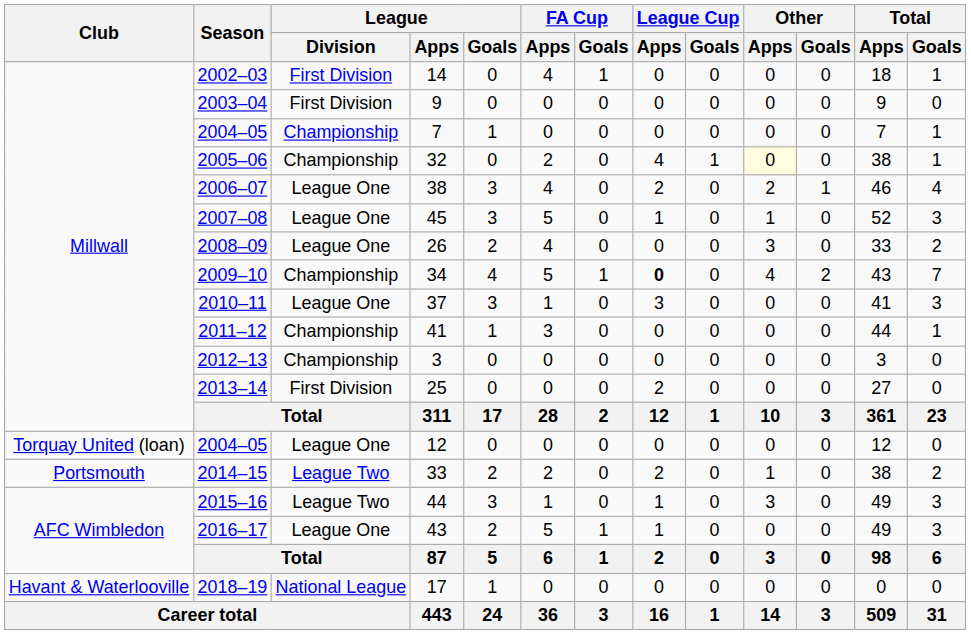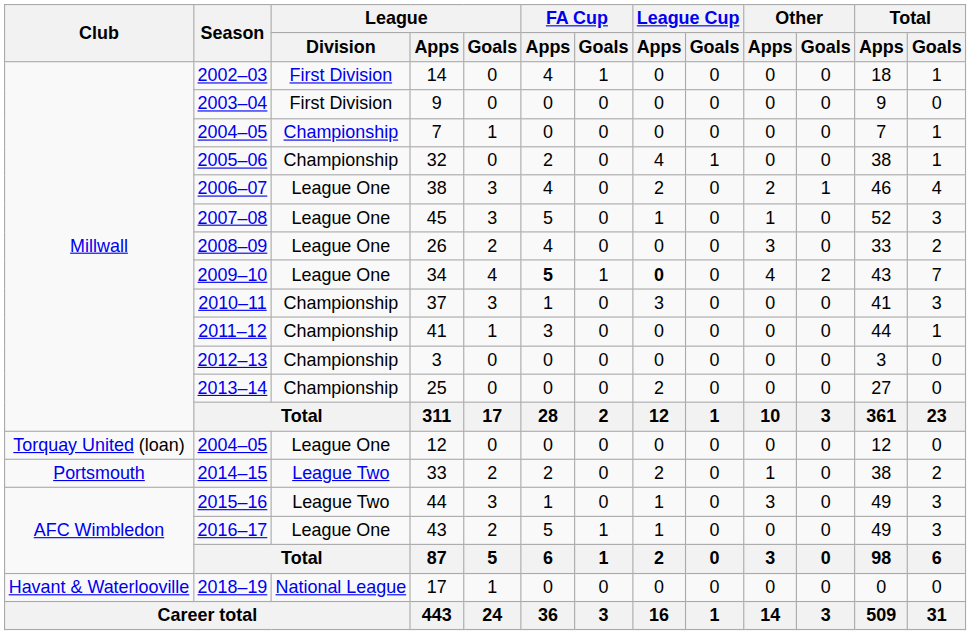(770, 160) lightyellow background -> (770, 160) no background
(341, 274) Championship -> (341, 274) League One
(548, 274) normal -> (548, 274) bold
(341, 302) League One -> (341, 302) Championship
(341, 388) First Division -> (341, 388) Championship
